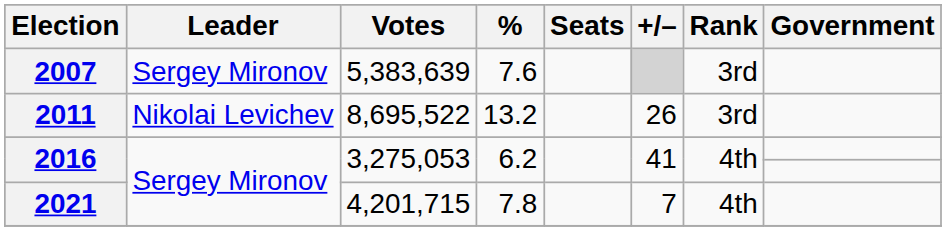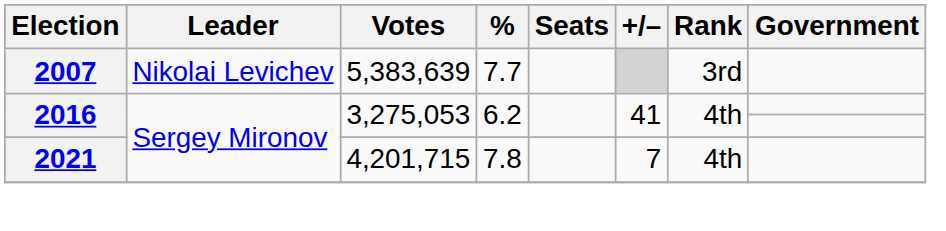(230, 70) Sergey Mironov -> (233, 70) Nikolai Levichev
(518, 70) 7.6 -> (502, 70) 7.7
- row: (65, 114)
